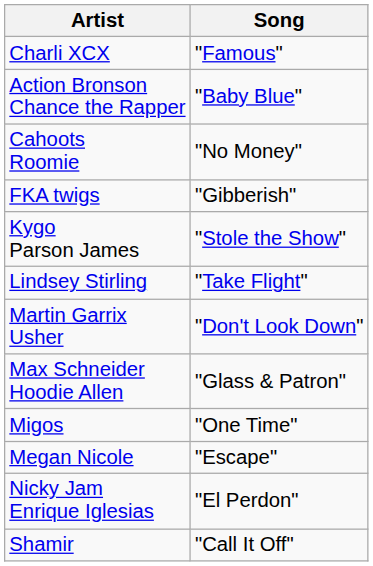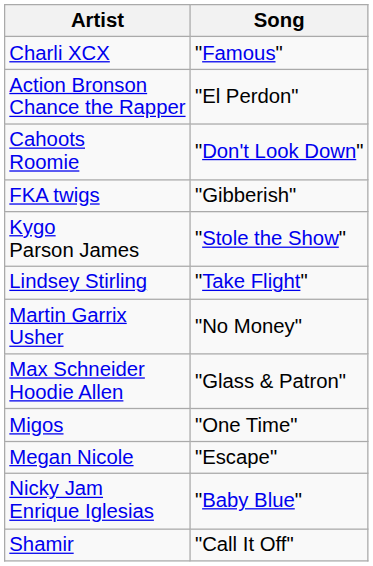(248, 96) "Baby Blue" -> (247, 96) "El Perdon"
(248, 151) "No Money" -> (279, 151) "Don't Look Down"
(279, 326) "Don't Look Down" -> (248, 326) "No Money"
(247, 500) "El Perdon" -> (248, 500) "Baby Blue"
